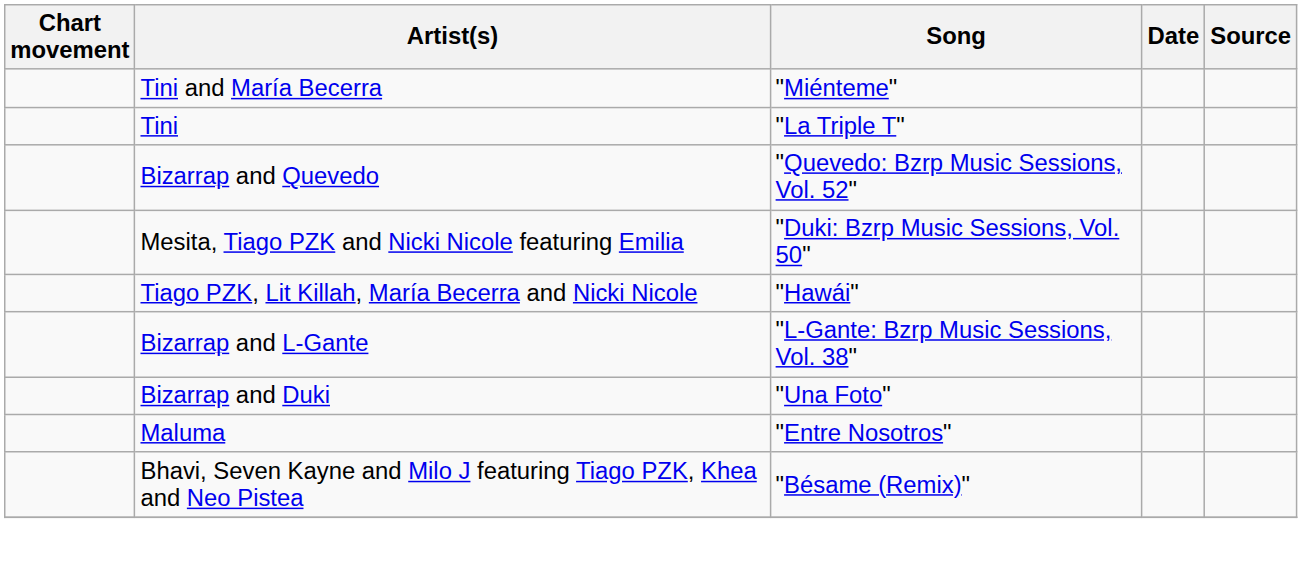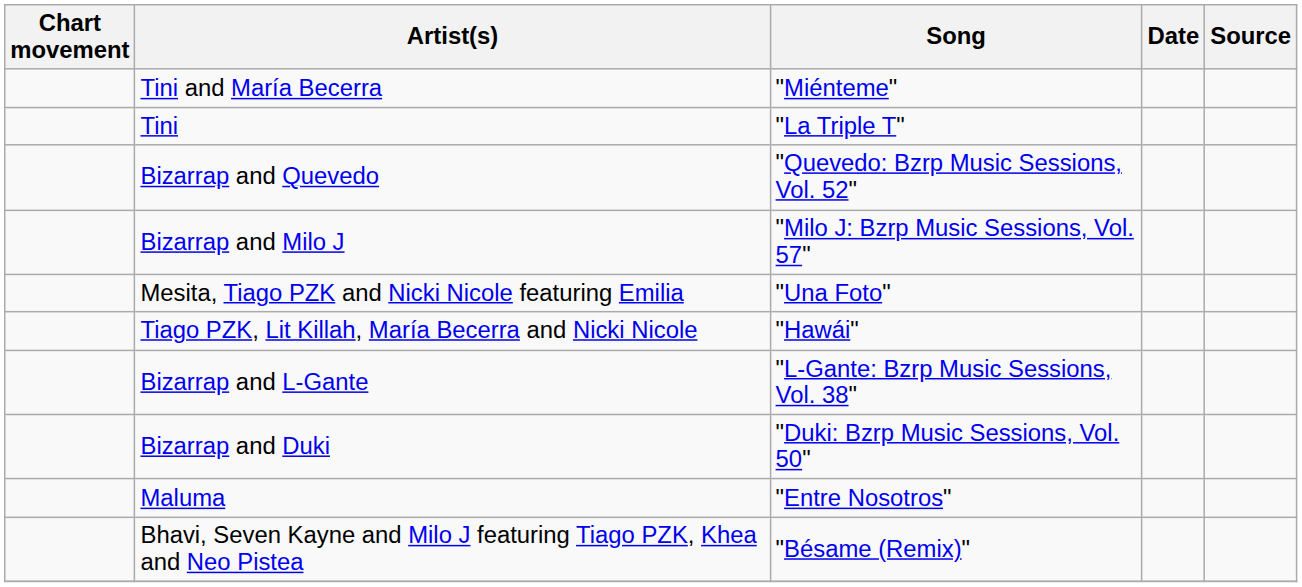+ row: (243, 241)
(947, 241) "Duki: Bzrp Music Sessions, Vol. 50" -> (833, 292) "Una Foto"
(833, 395) "Una Foto" -> (947, 446) "Duki: Bzrp Music Sessions, Vol. 50"
